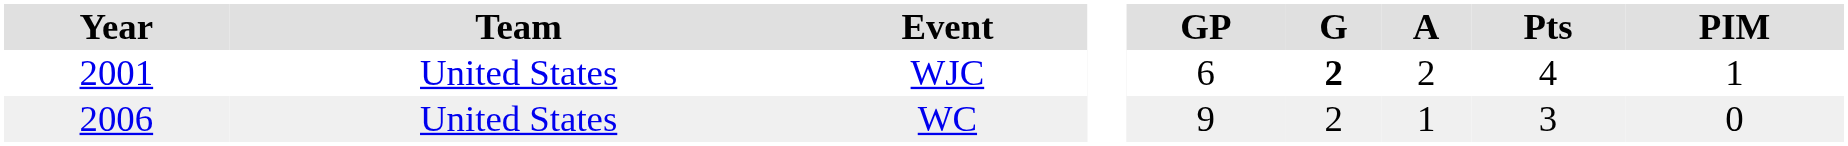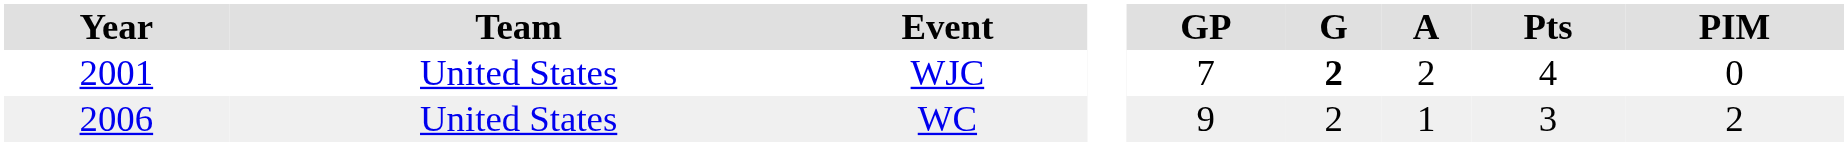(1206, 72) 6 -> (1206, 72) 7
(1735, 72) 1 -> (1735, 72) 0
(1735, 118) 0 -> (1735, 118) 2
